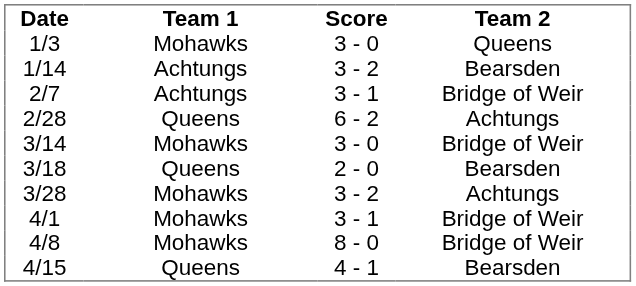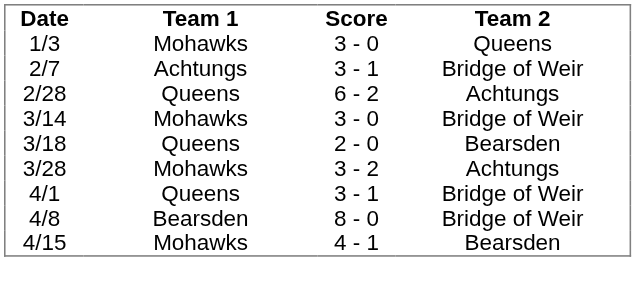- row: (45, 68)
(201, 218) Mohawks -> (201, 193) Queens
(201, 243) Mohawks -> (201, 218) Bearsden
(201, 268) Queens -> (201, 243) Mohawks
